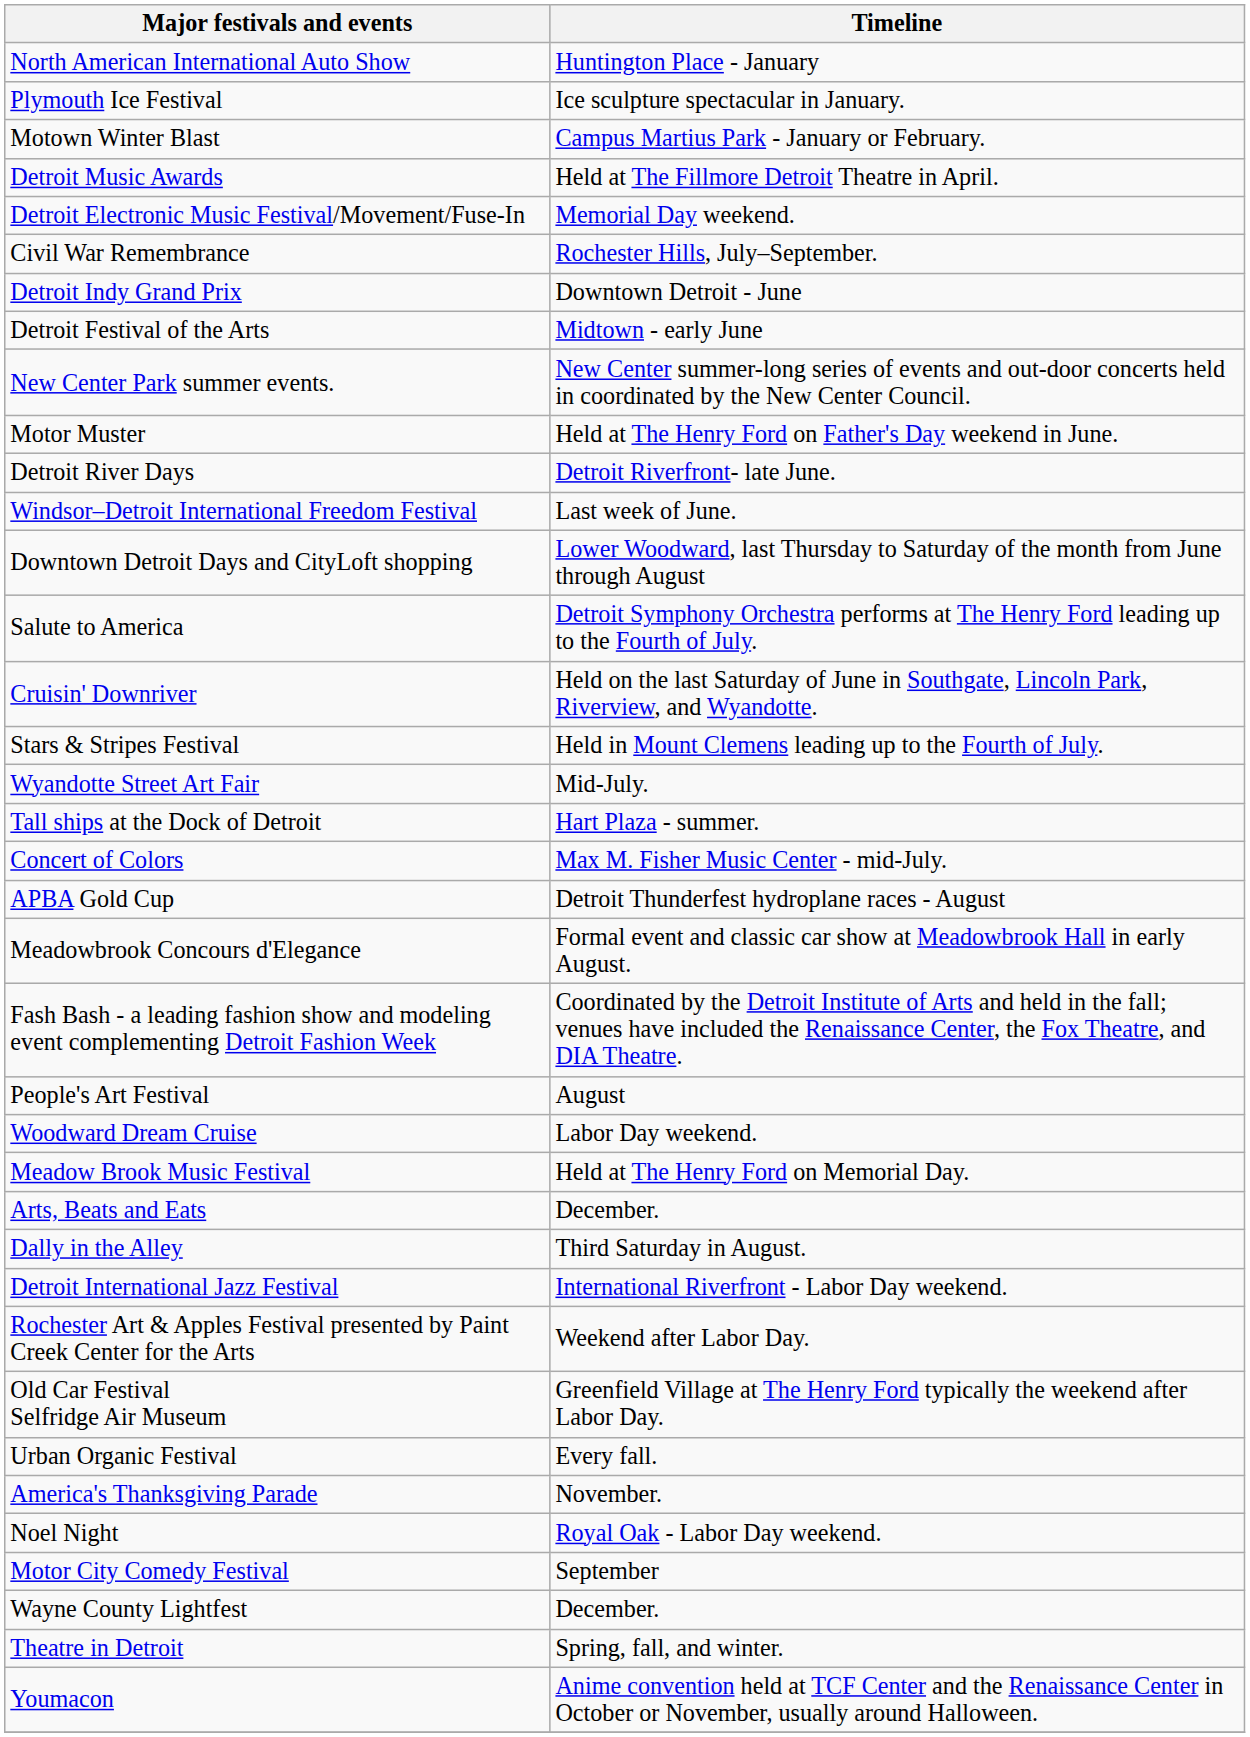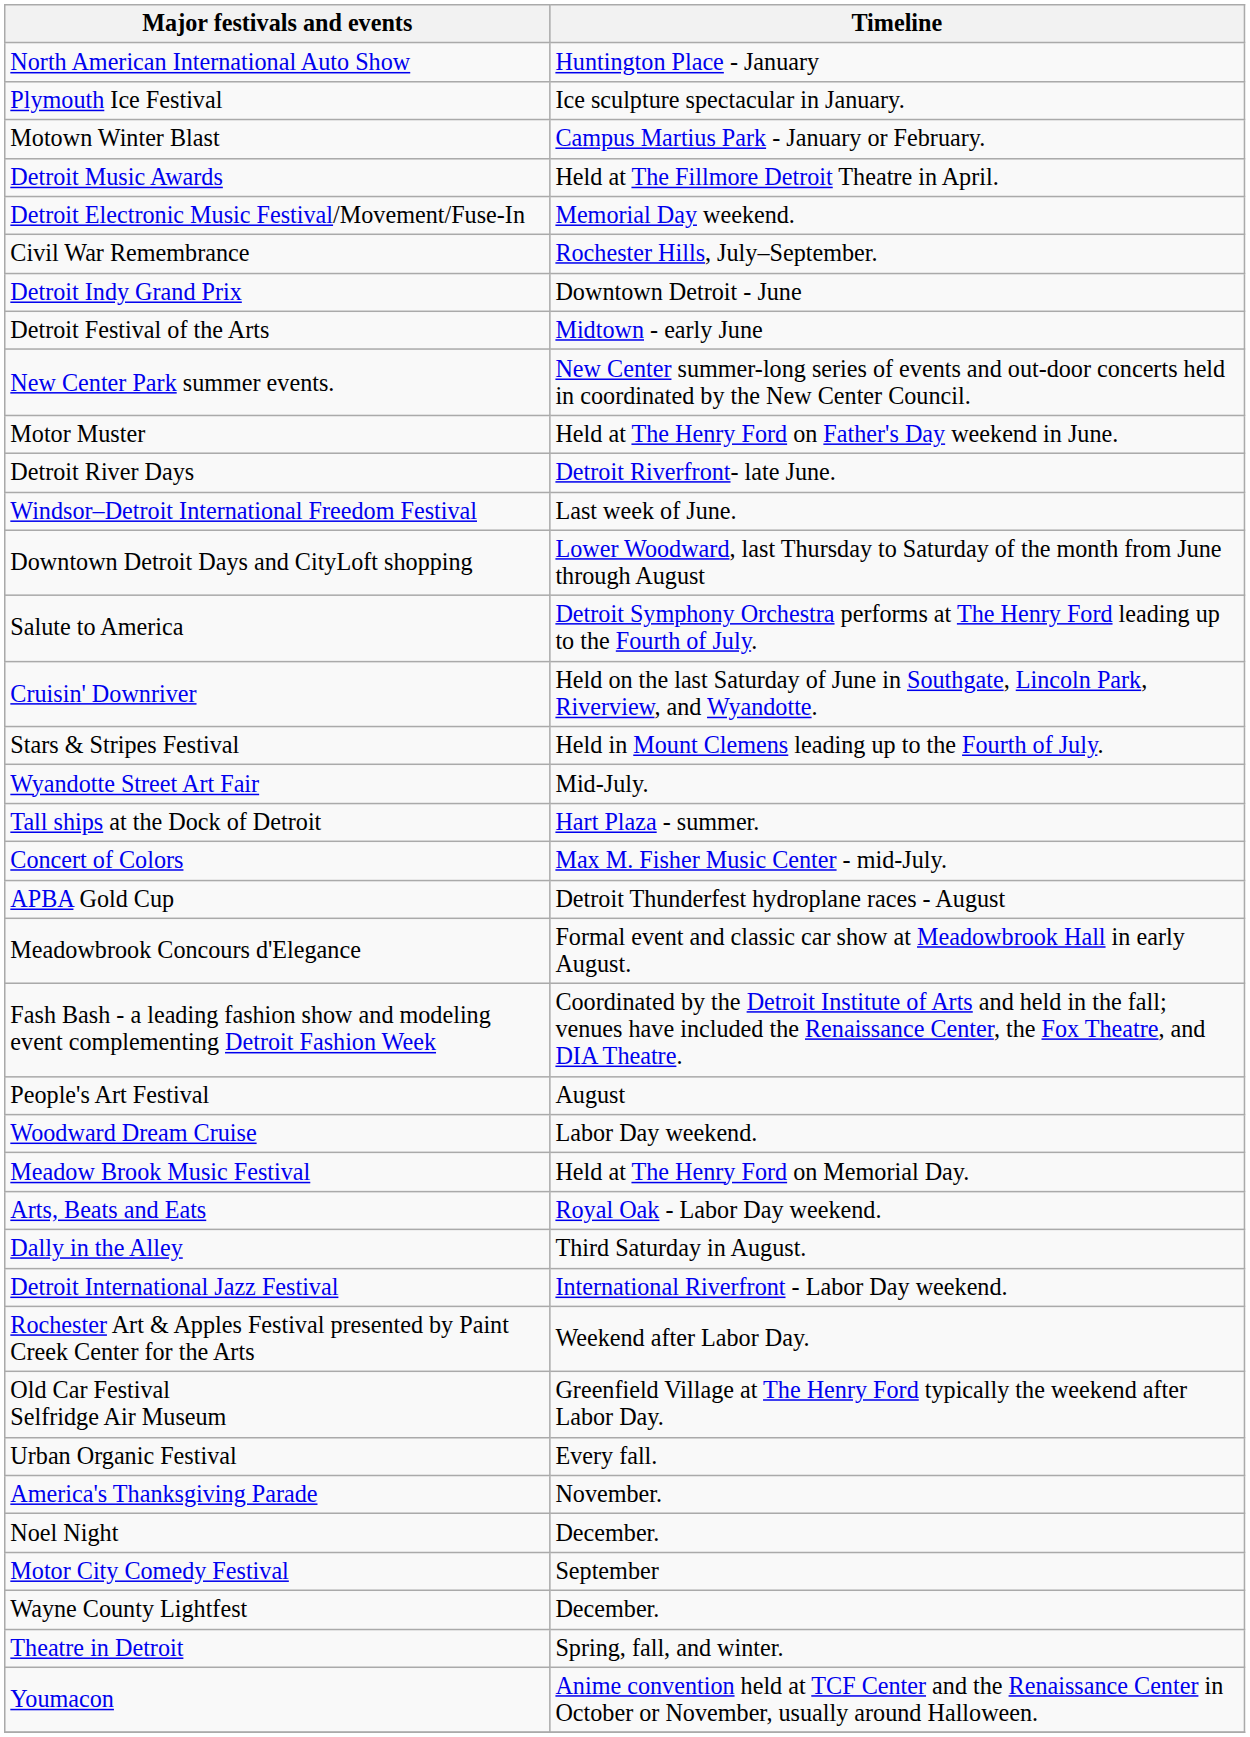(607, 1210) December. -> (718, 1210) Royal Oak - Labor Day weekend.
(718, 1532) Royal Oak - Labor Day weekend. -> (607, 1532) December.
